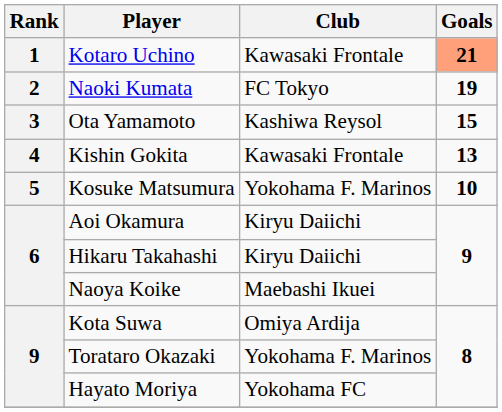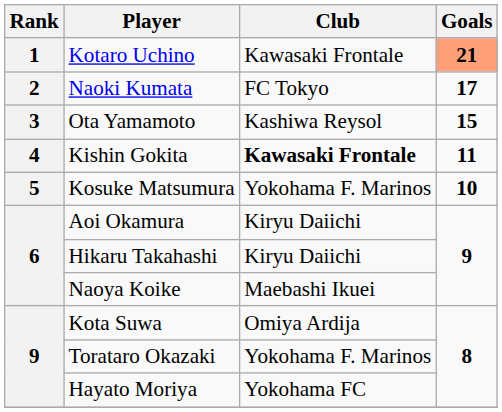(467, 88) 19 -> (467, 88) 17
(324, 155) normal -> (330, 155) bold
(467, 155) 13 -> (467, 155) 11
